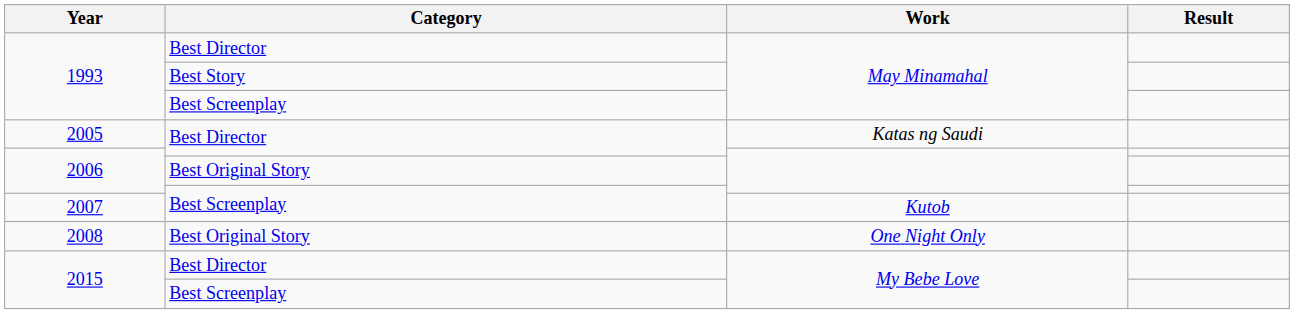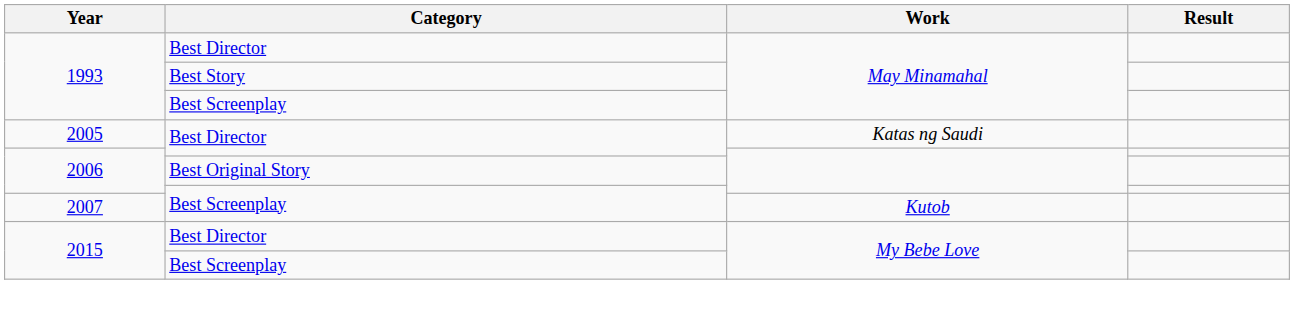- row: (85, 236)
